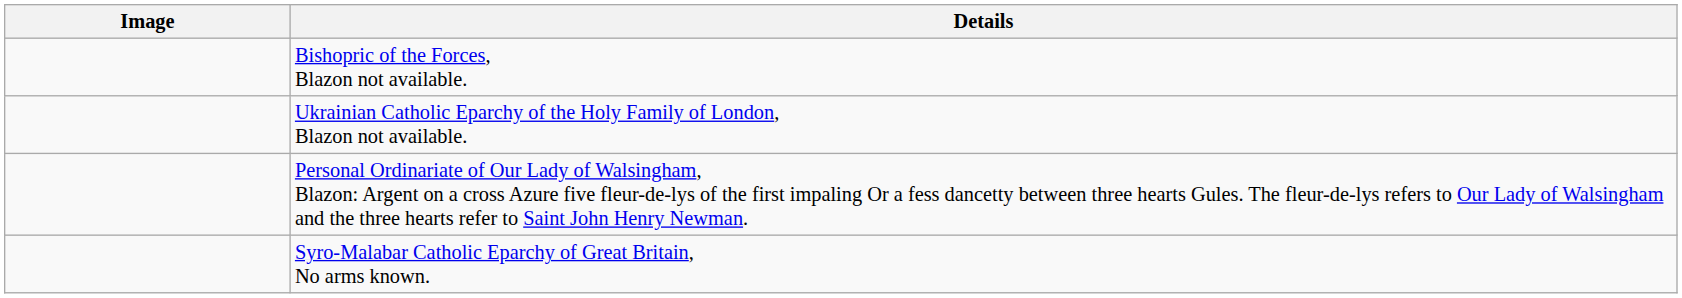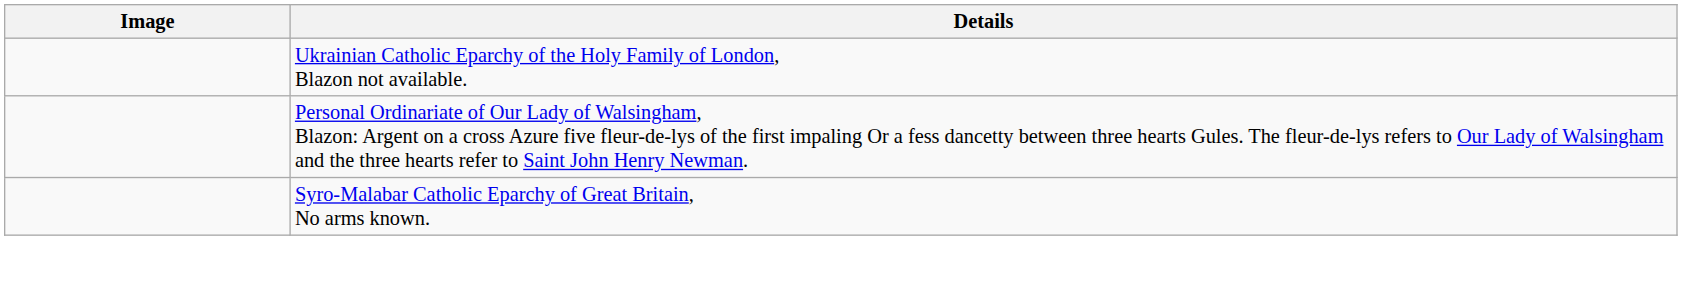- row: (393, 67)
